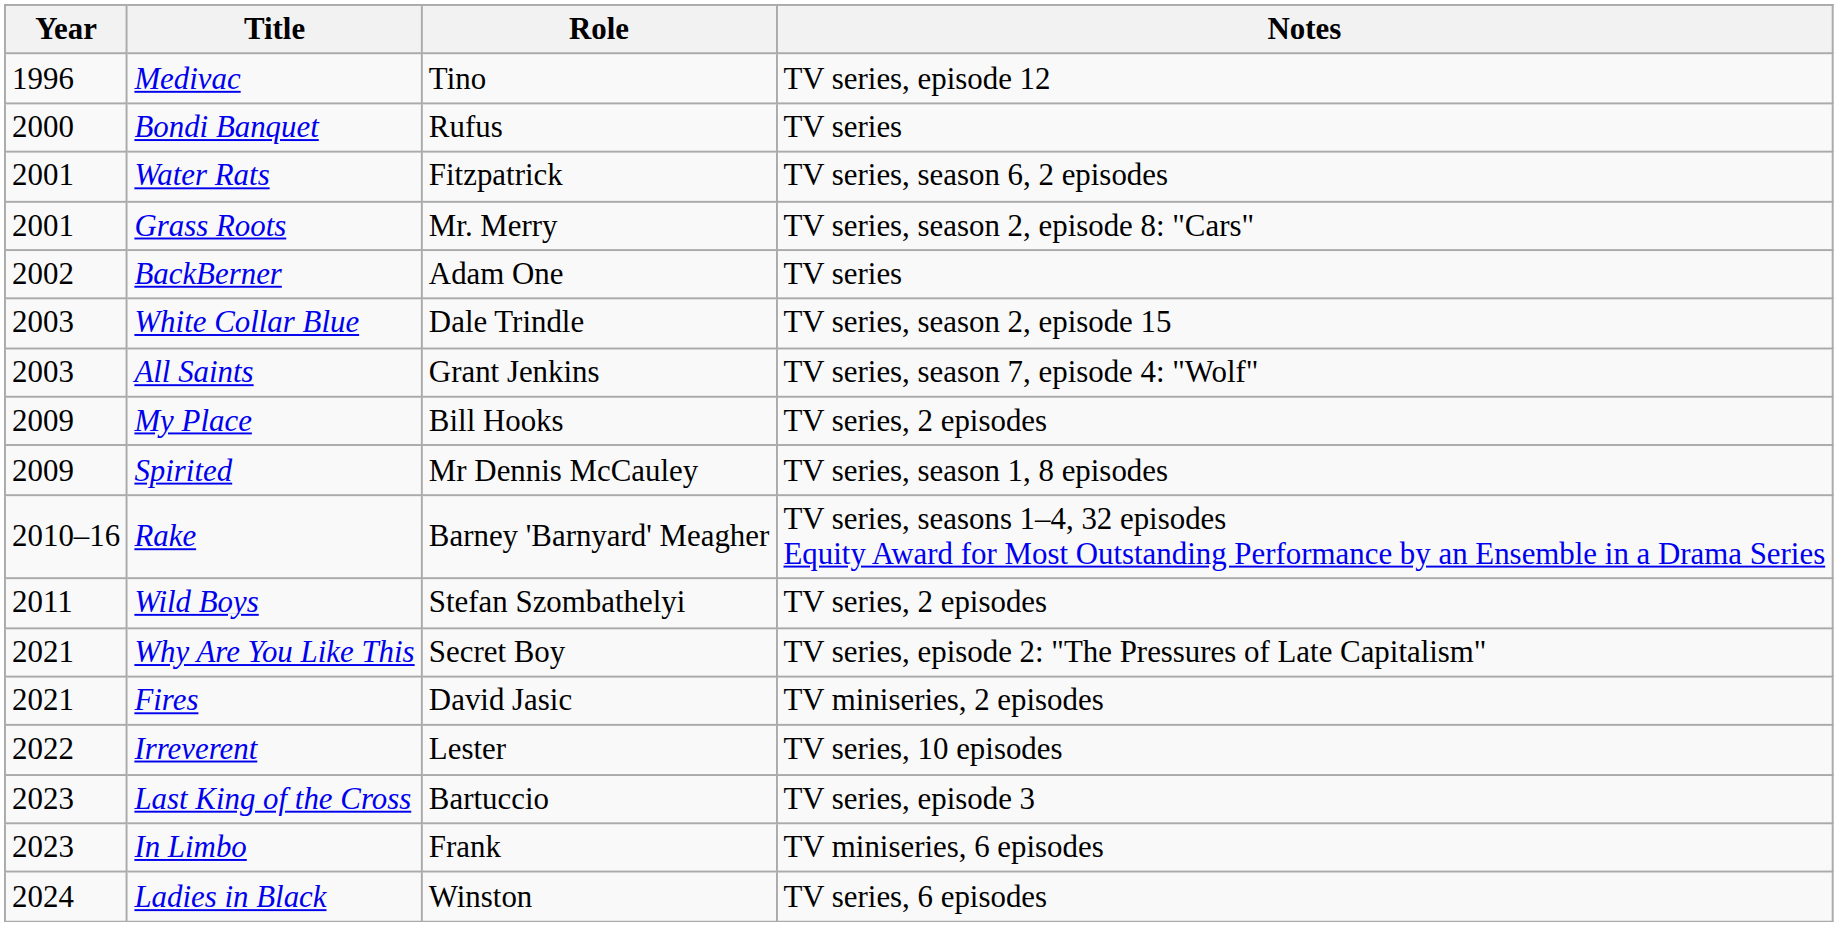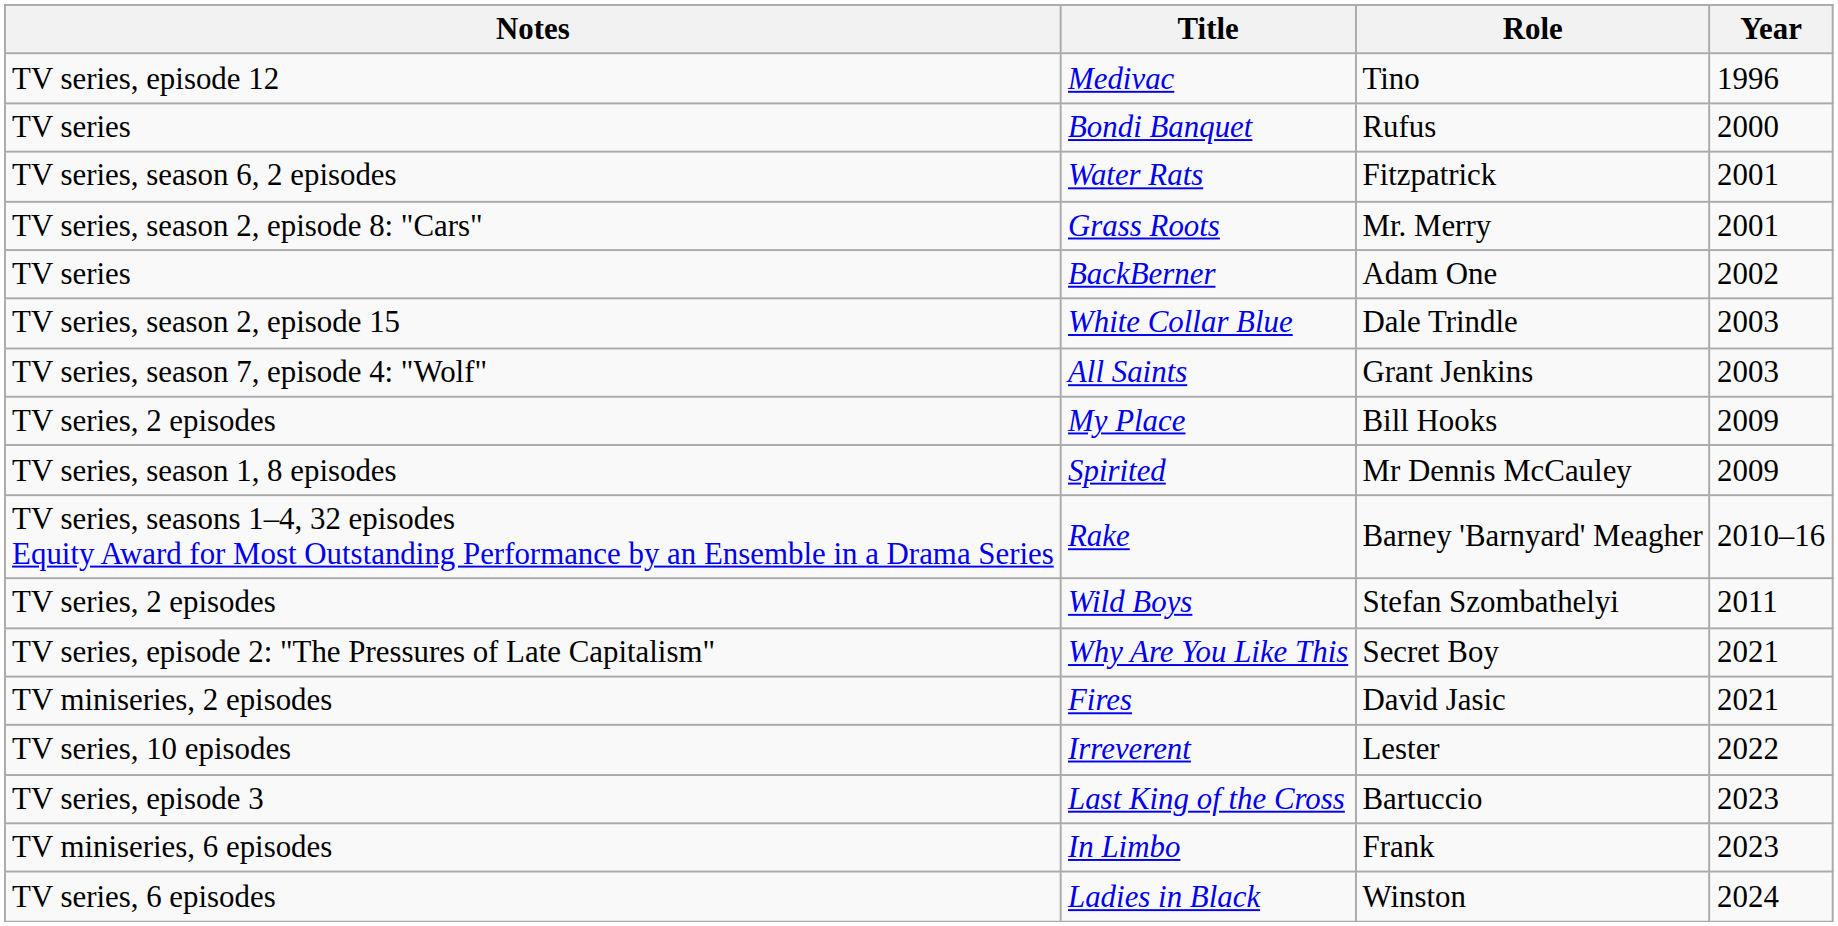columns swapped: (66, 28) <-> (1304, 28)
